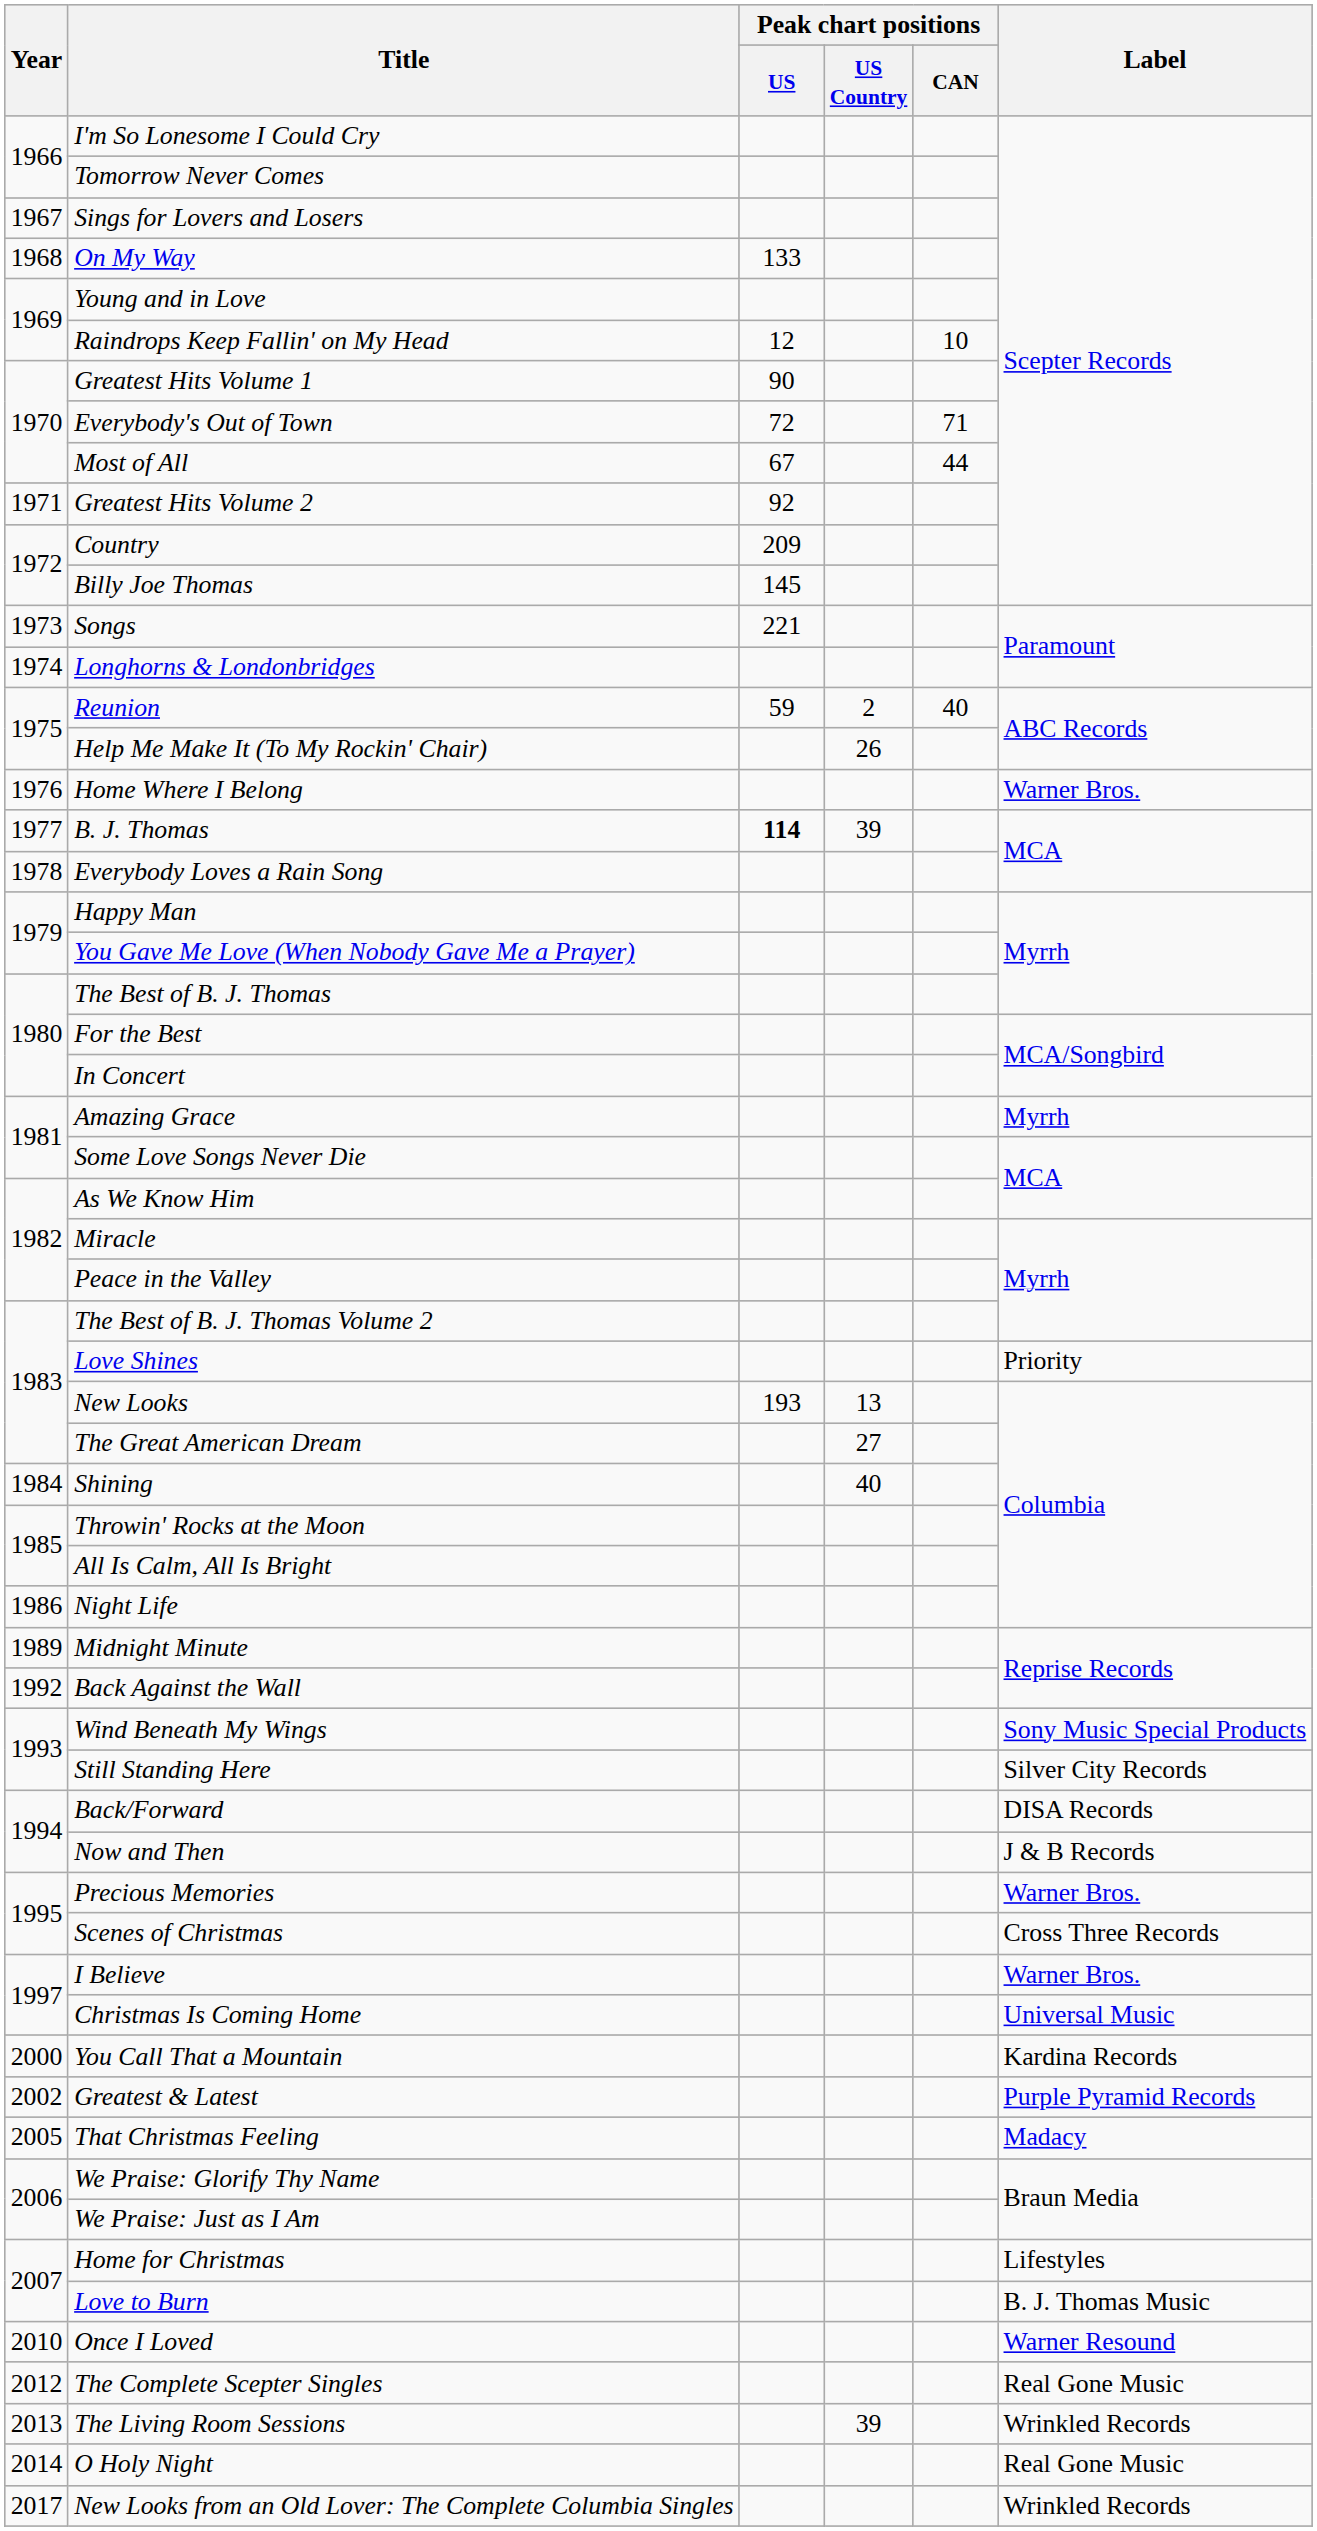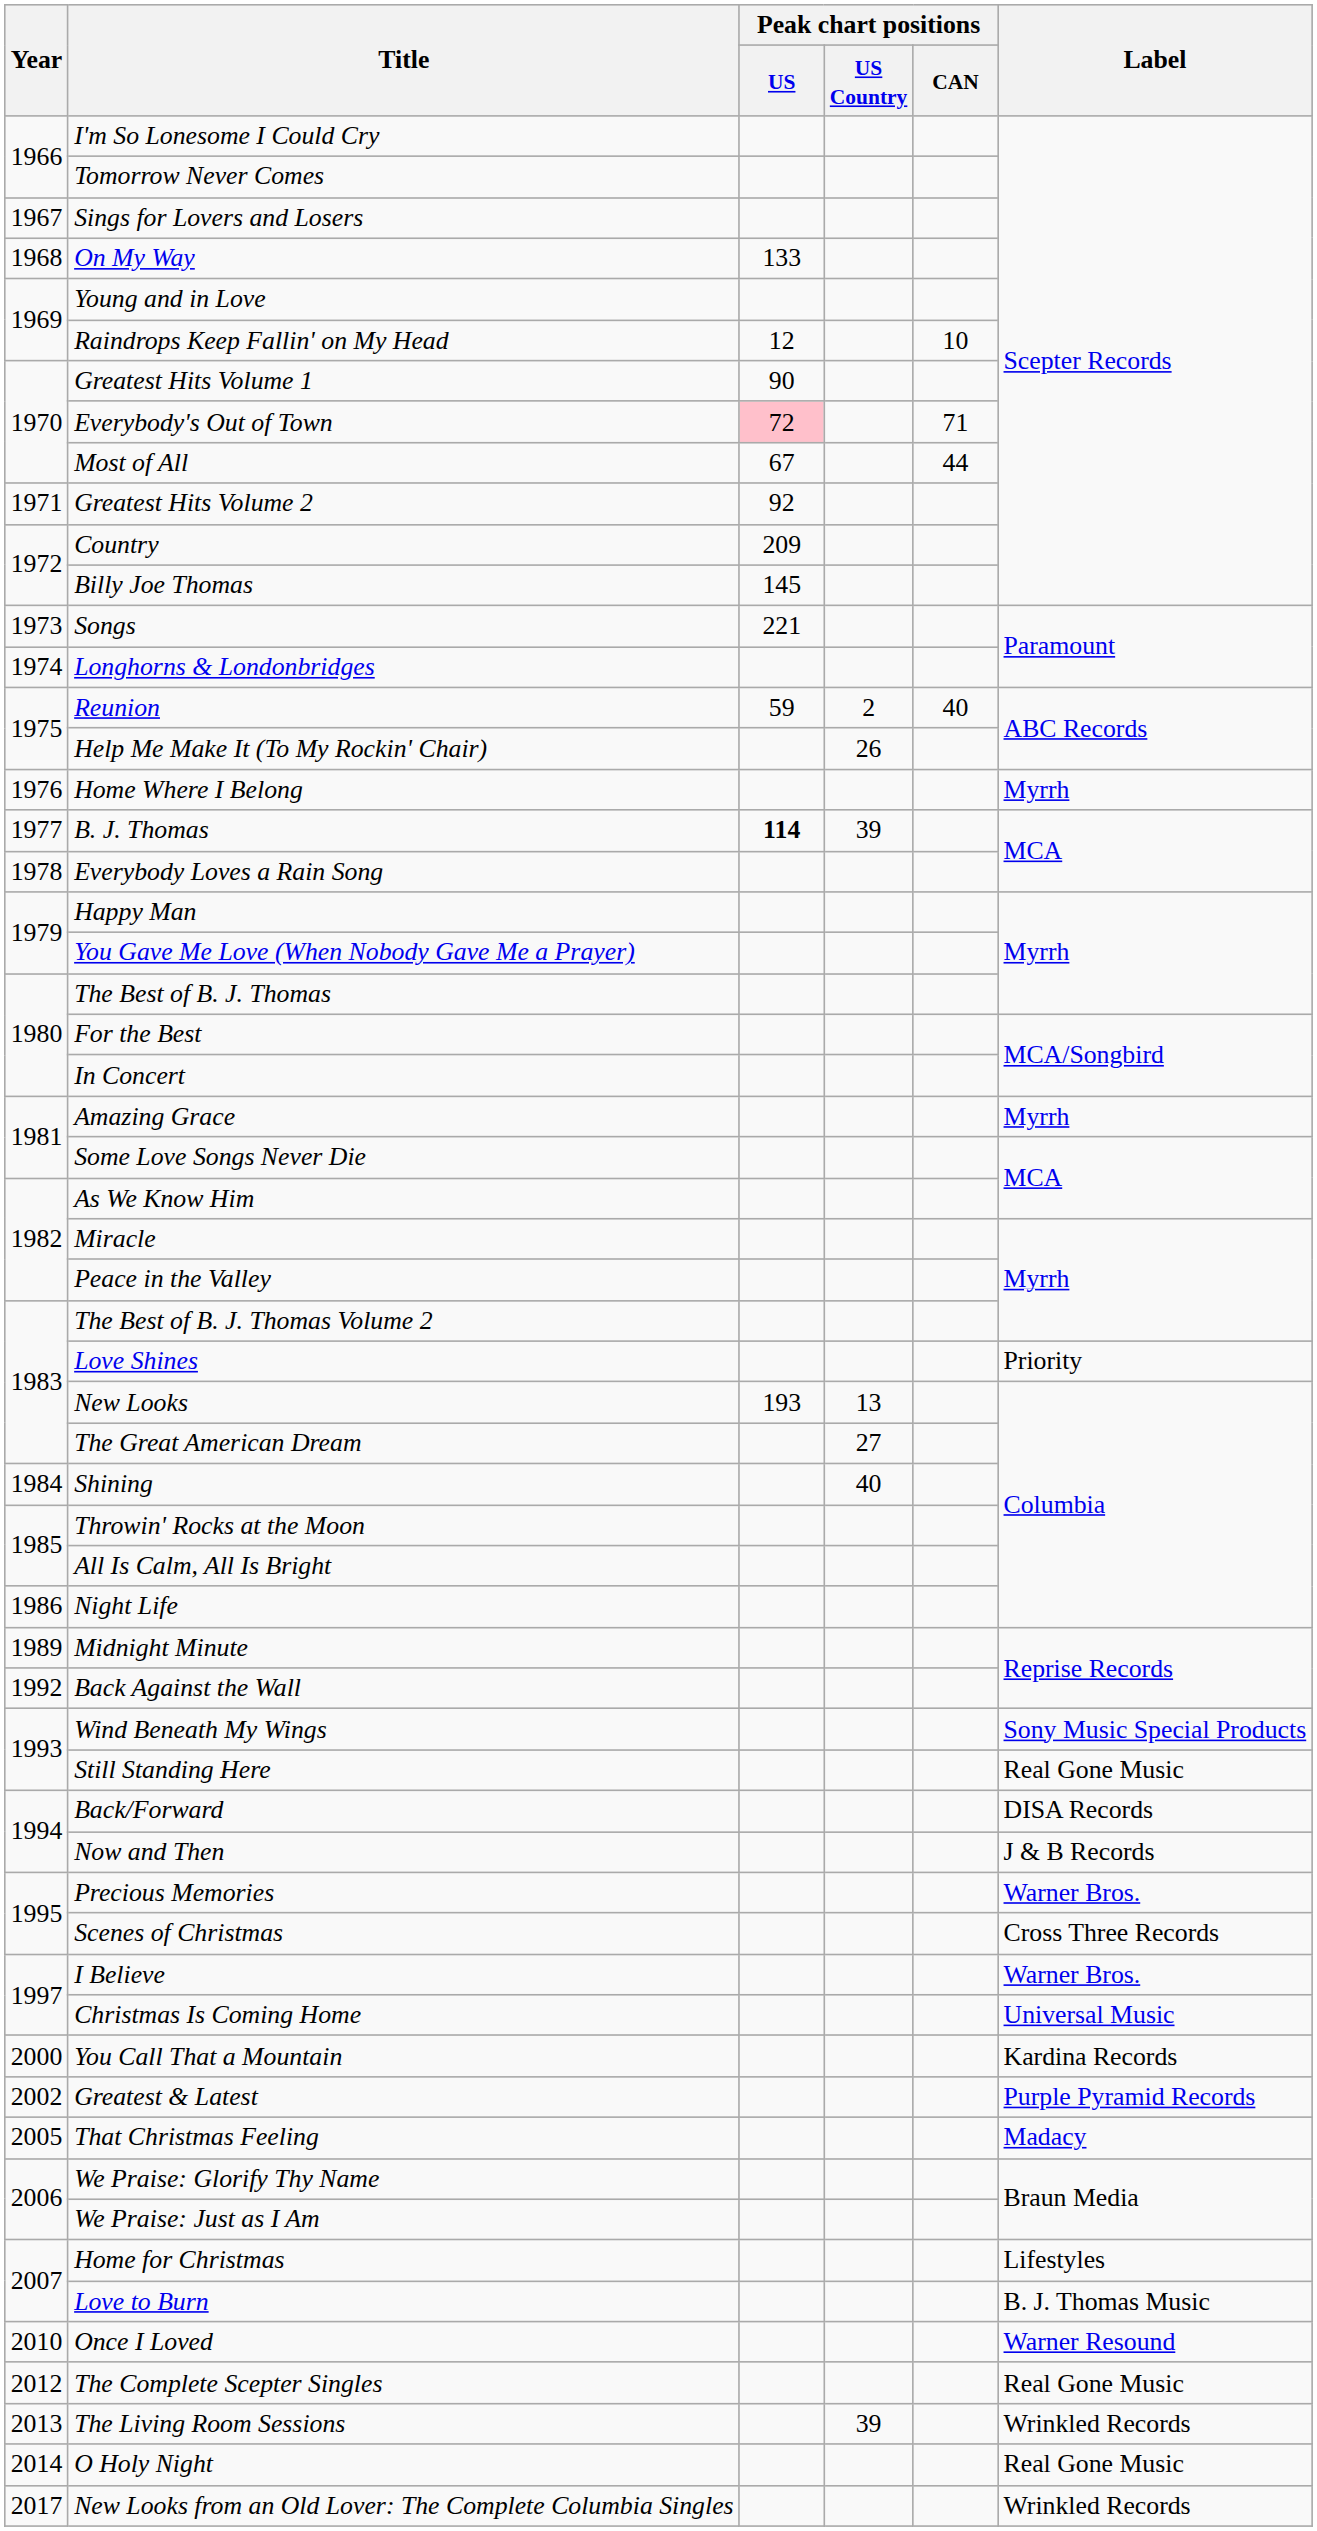(782, 421) no background -> (782, 421) pink background
(1072, 789) Warner Bros. -> (1036, 789) Myrrh
(1105, 1769) Silver City Records -> (1094, 1769) Real Gone Music
